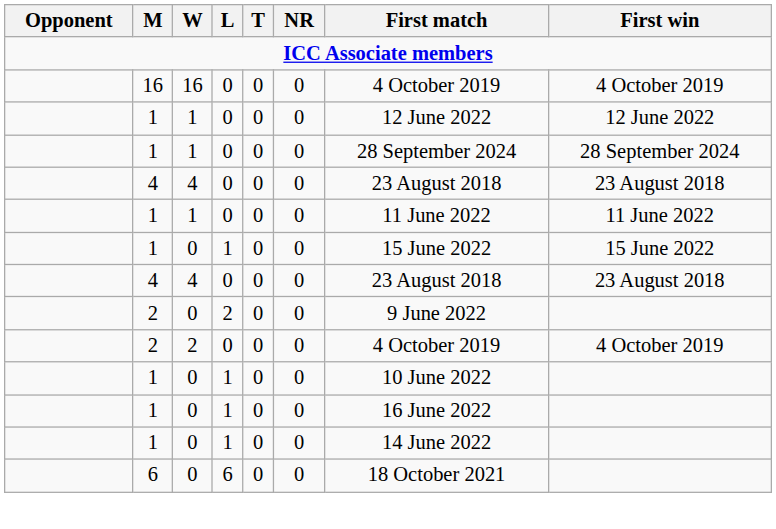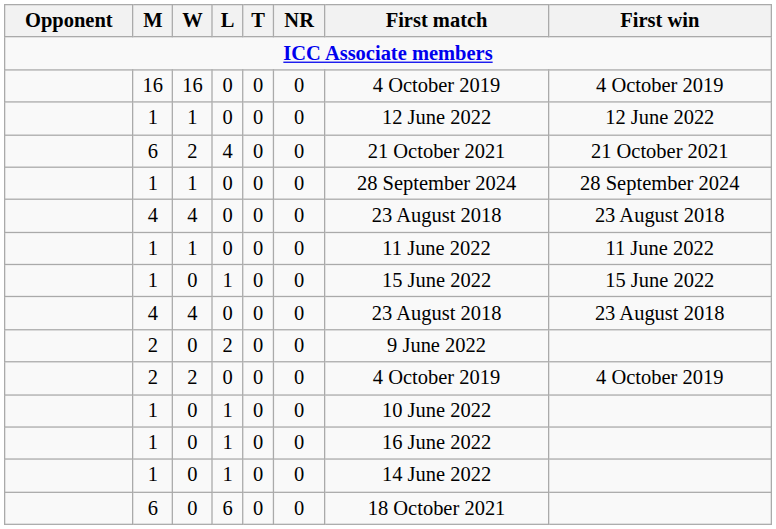+ row: (153, 150)
